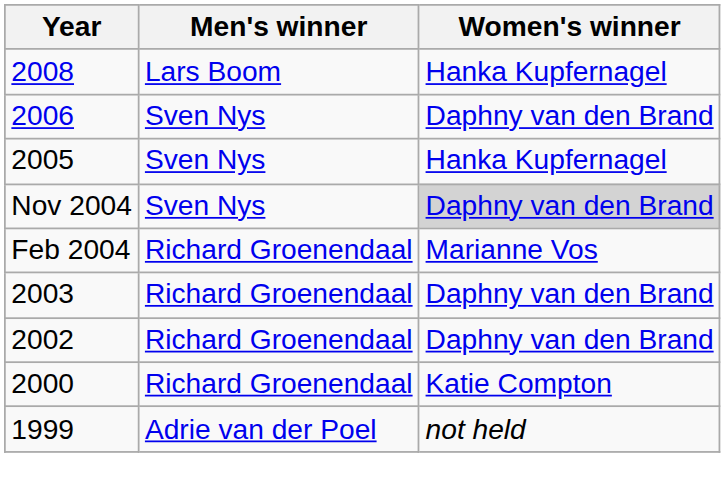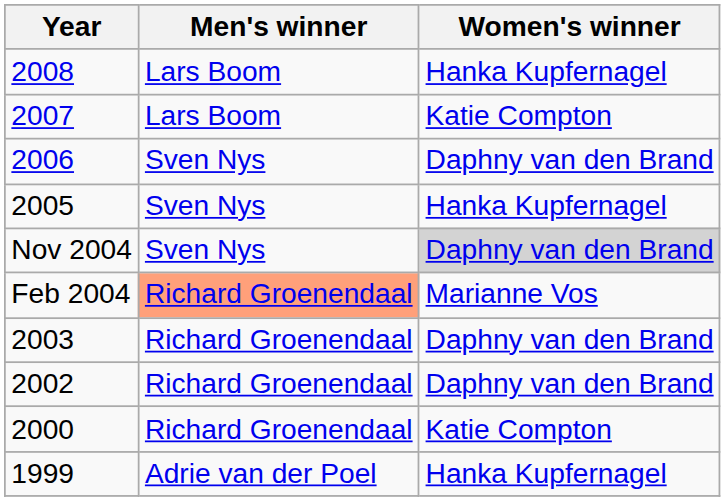+ row: (43, 116)
(279, 250) no background -> (279, 294) lightsalmon background
(476, 428) not held -> (546, 473) Hanka Kupfernagel
